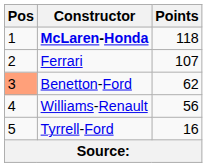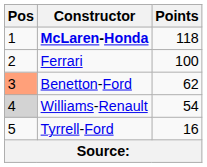(187, 61) 107 -> (187, 61) 100
(12, 106) no background -> (12, 106) lightgrey background
(191, 106) 56 -> (191, 106) 54
